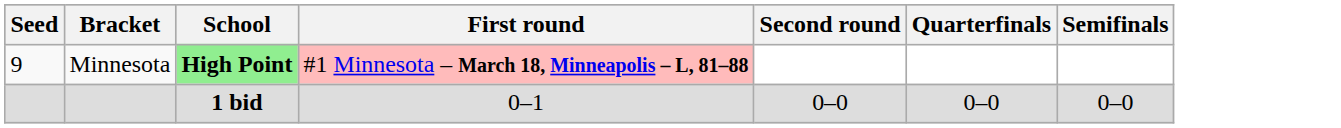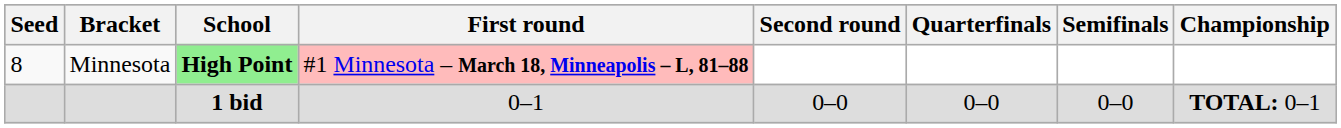+ column: (1255, 24)
(16, 64) 9 -> (16, 64) 8
